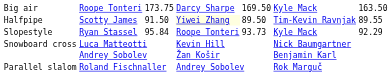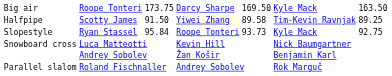(254, 20) 89.50 -> (254, 20) 89.58
(371, 20) 89.55 -> (371, 20) 89.25
(371, 32) 92.29 -> (371, 32) 92.75
